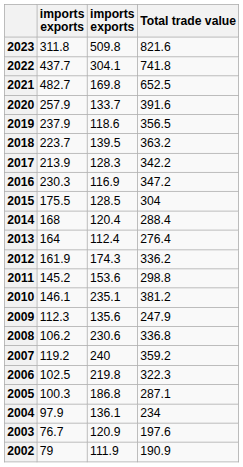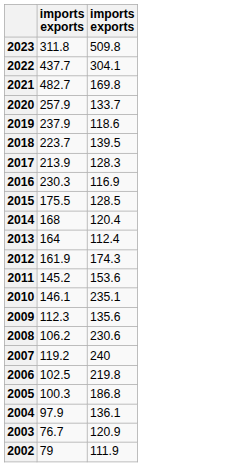- column: (188, 20)
